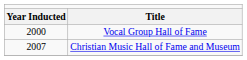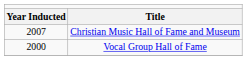rows swapped: (155, 47) <-> (155, 32)
